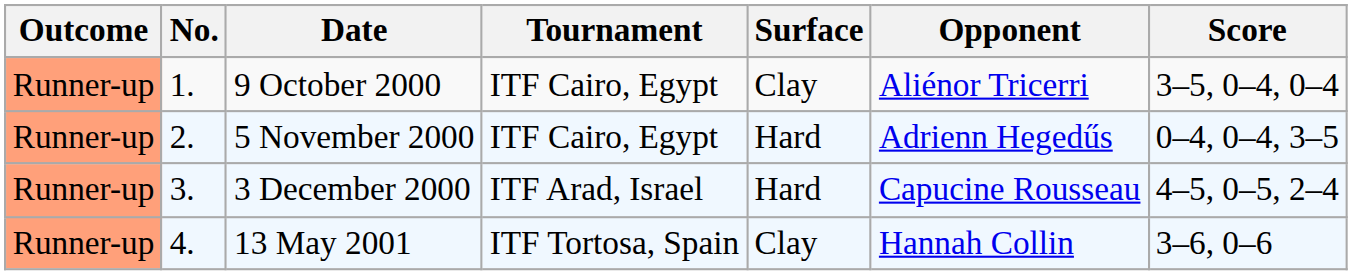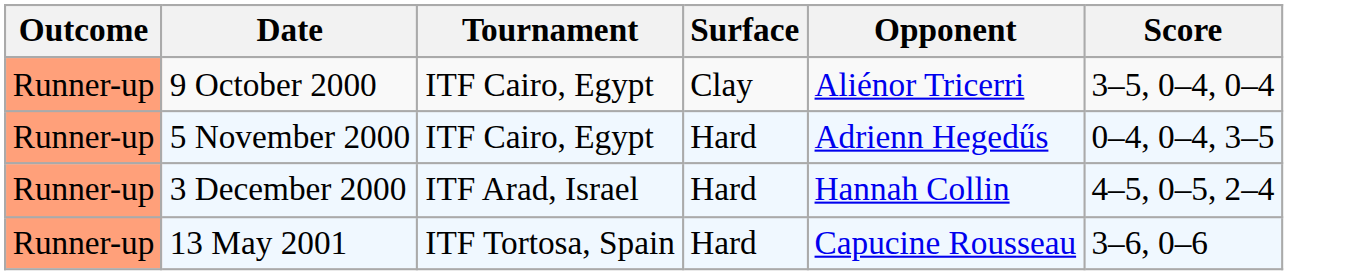- column: (194, 30)
(1010, 189) Capucine Rousseau -> (912, 189) Hannah Collin
(786, 242) Clay -> (723, 242) Hard
(976, 242) Hannah Collin -> (945, 242) Capucine Rousseau
